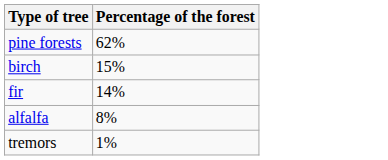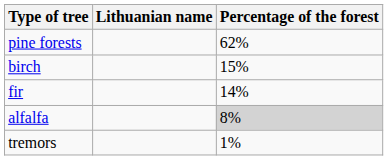+ column: (154, 17)
(106, 117) no background -> (230, 117) lightgrey background
